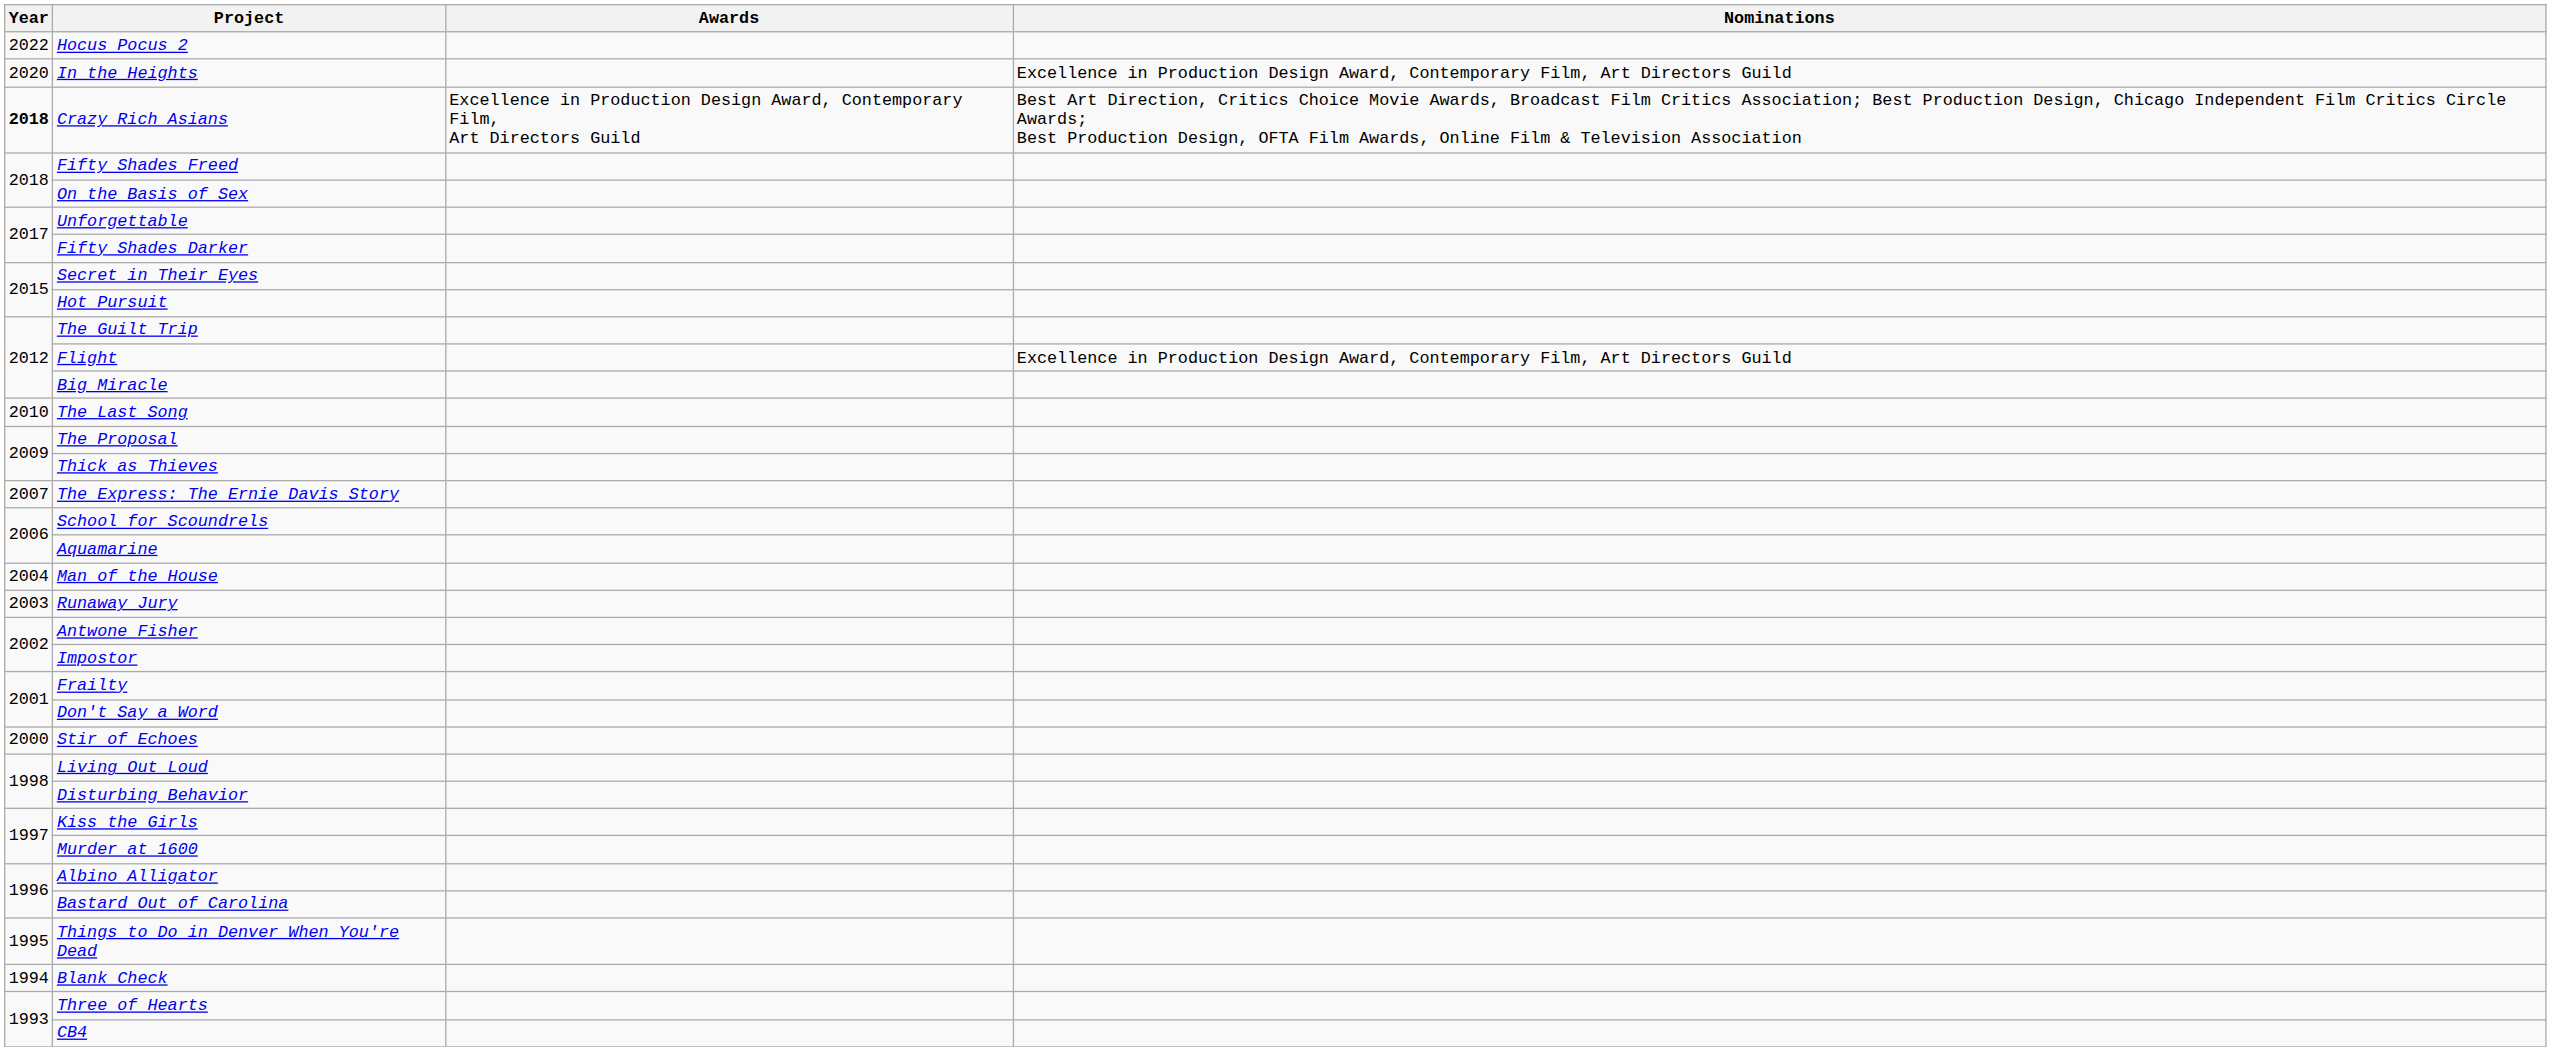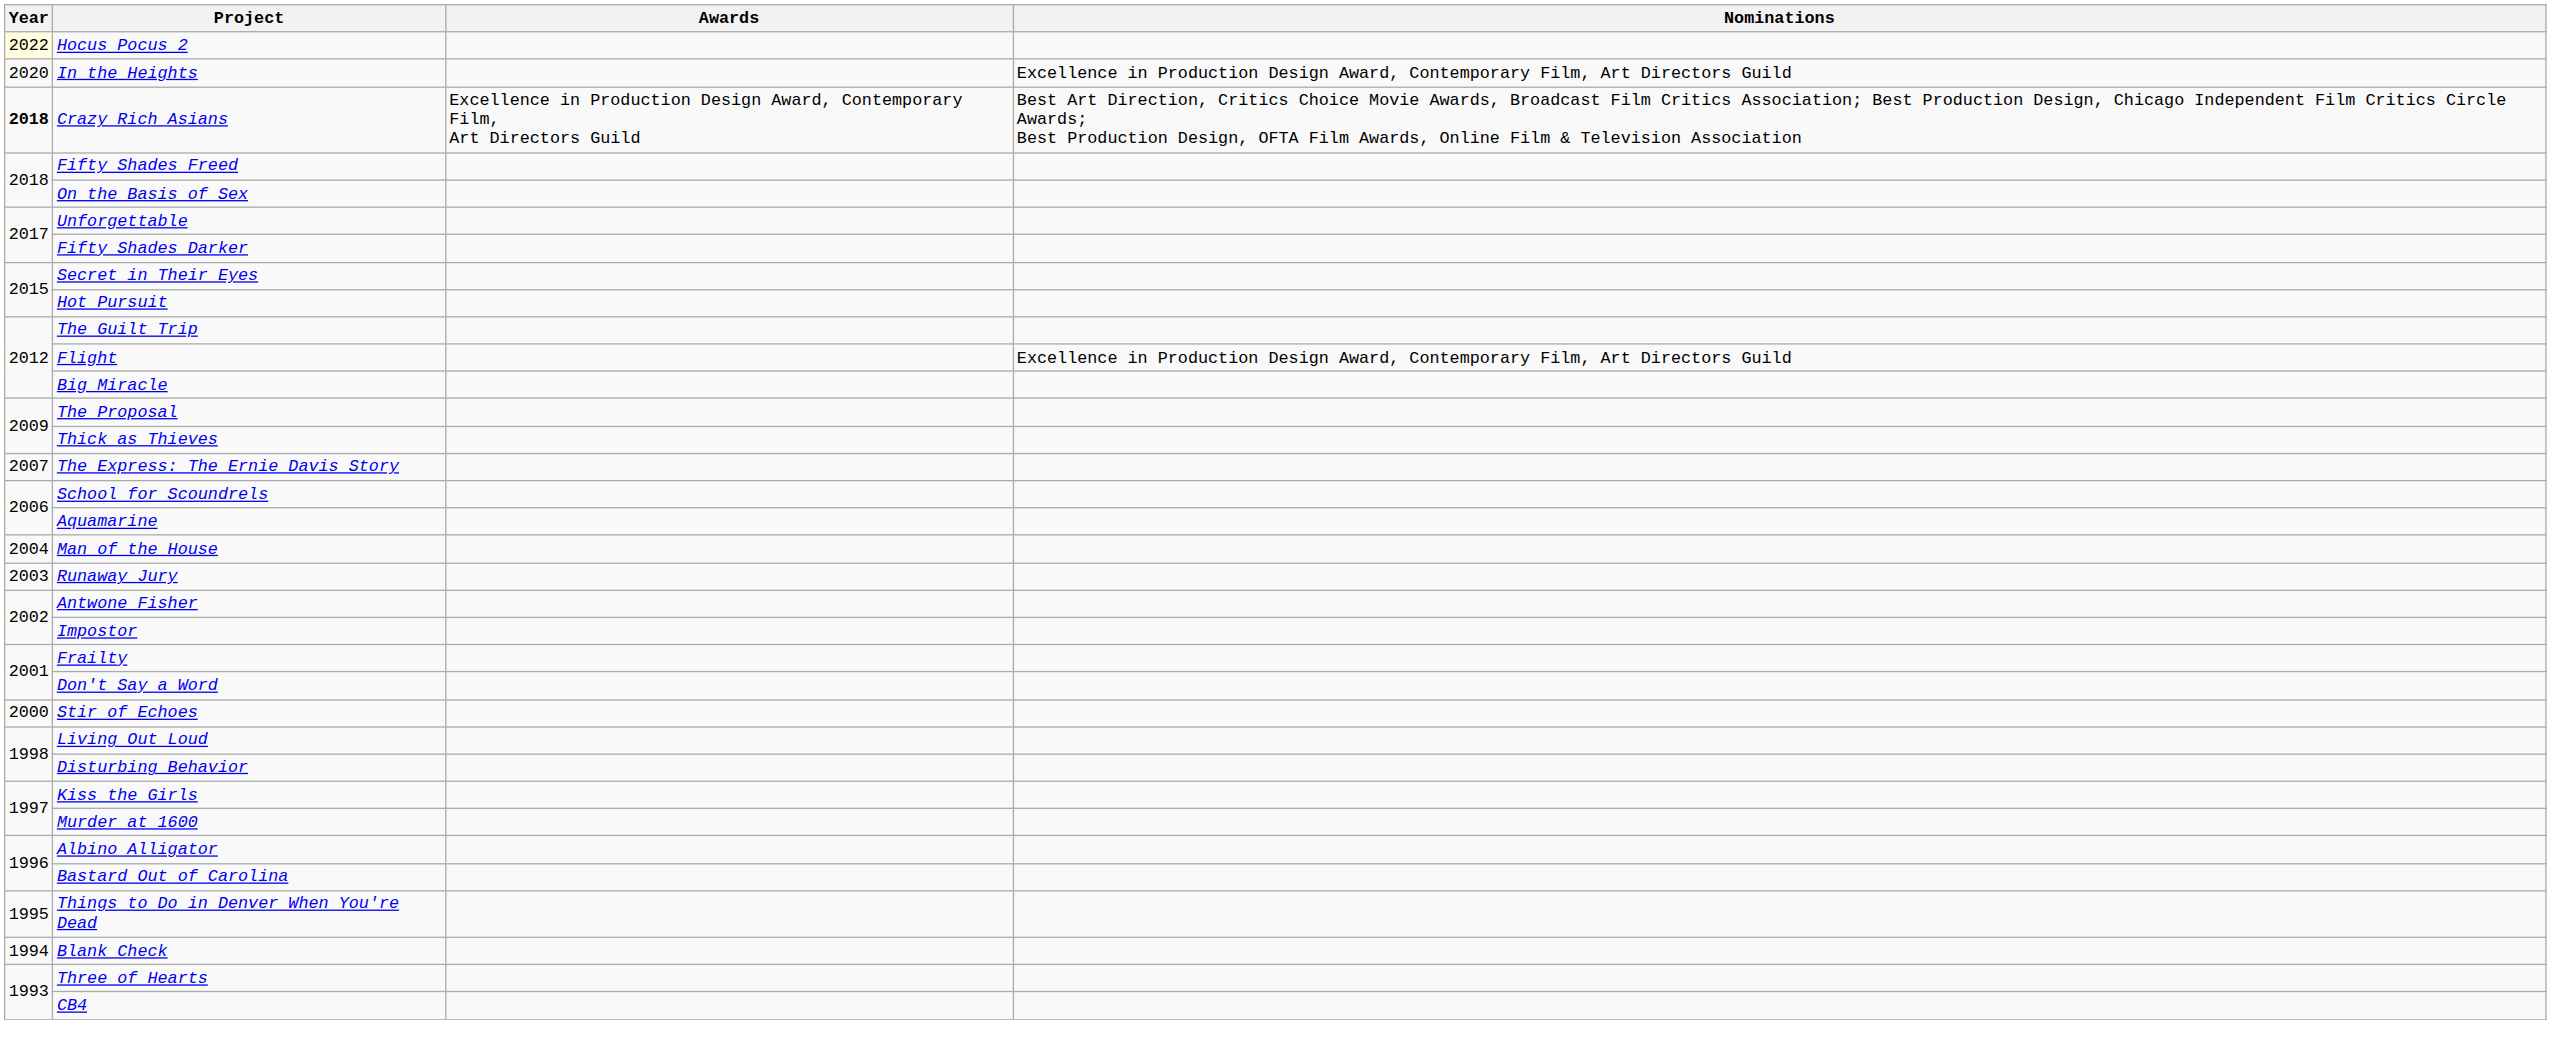(29, 46) no background -> (29, 46) lightyellow background
- row: (122, 412)
